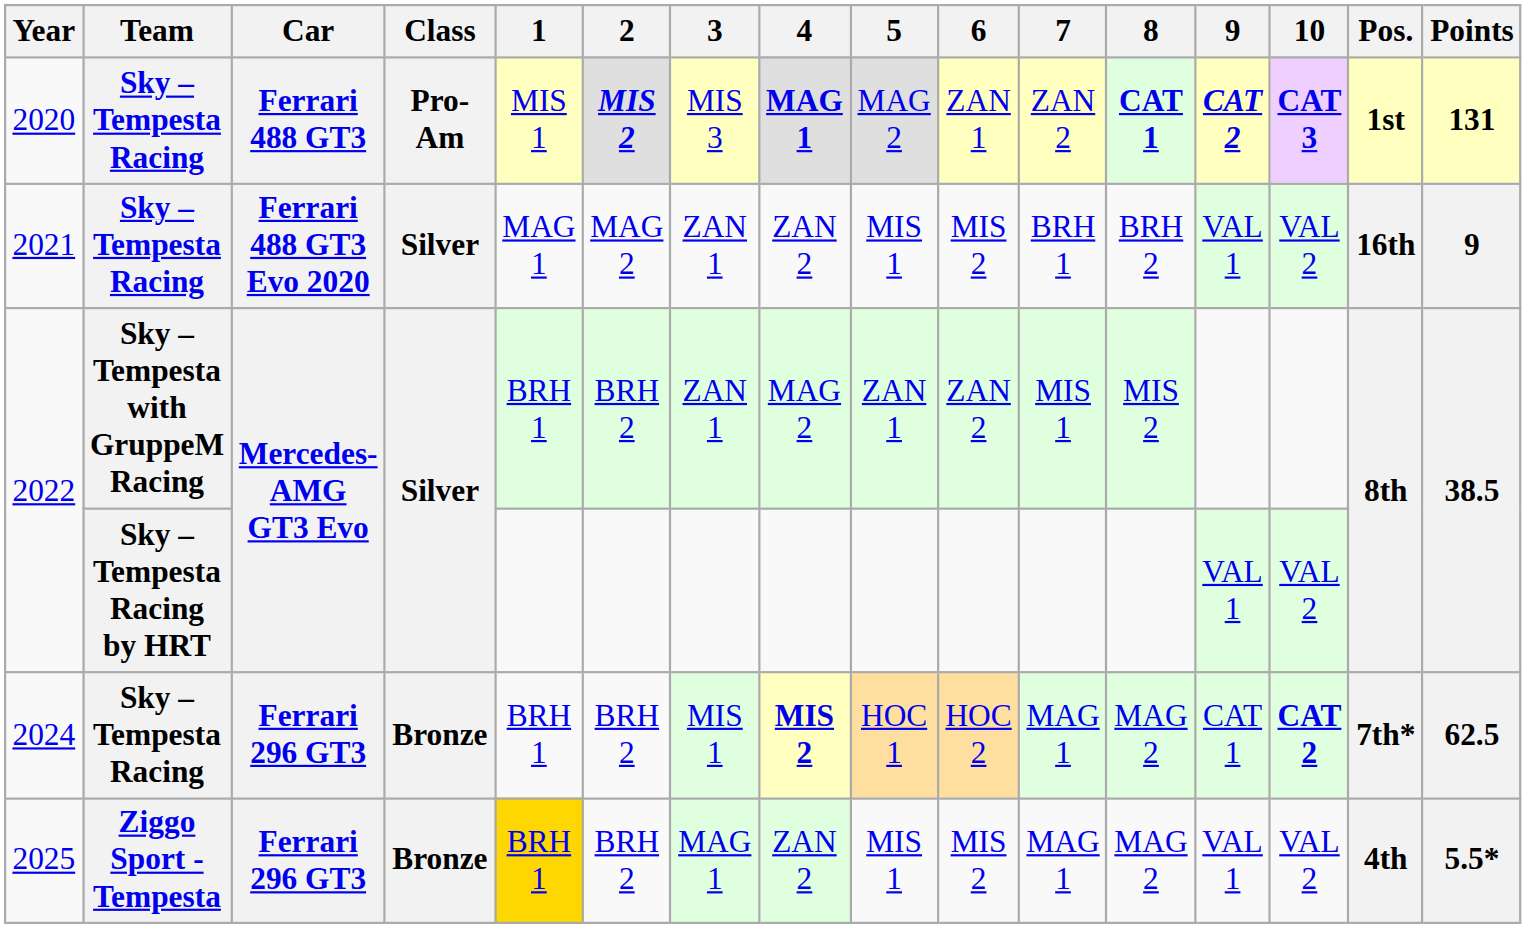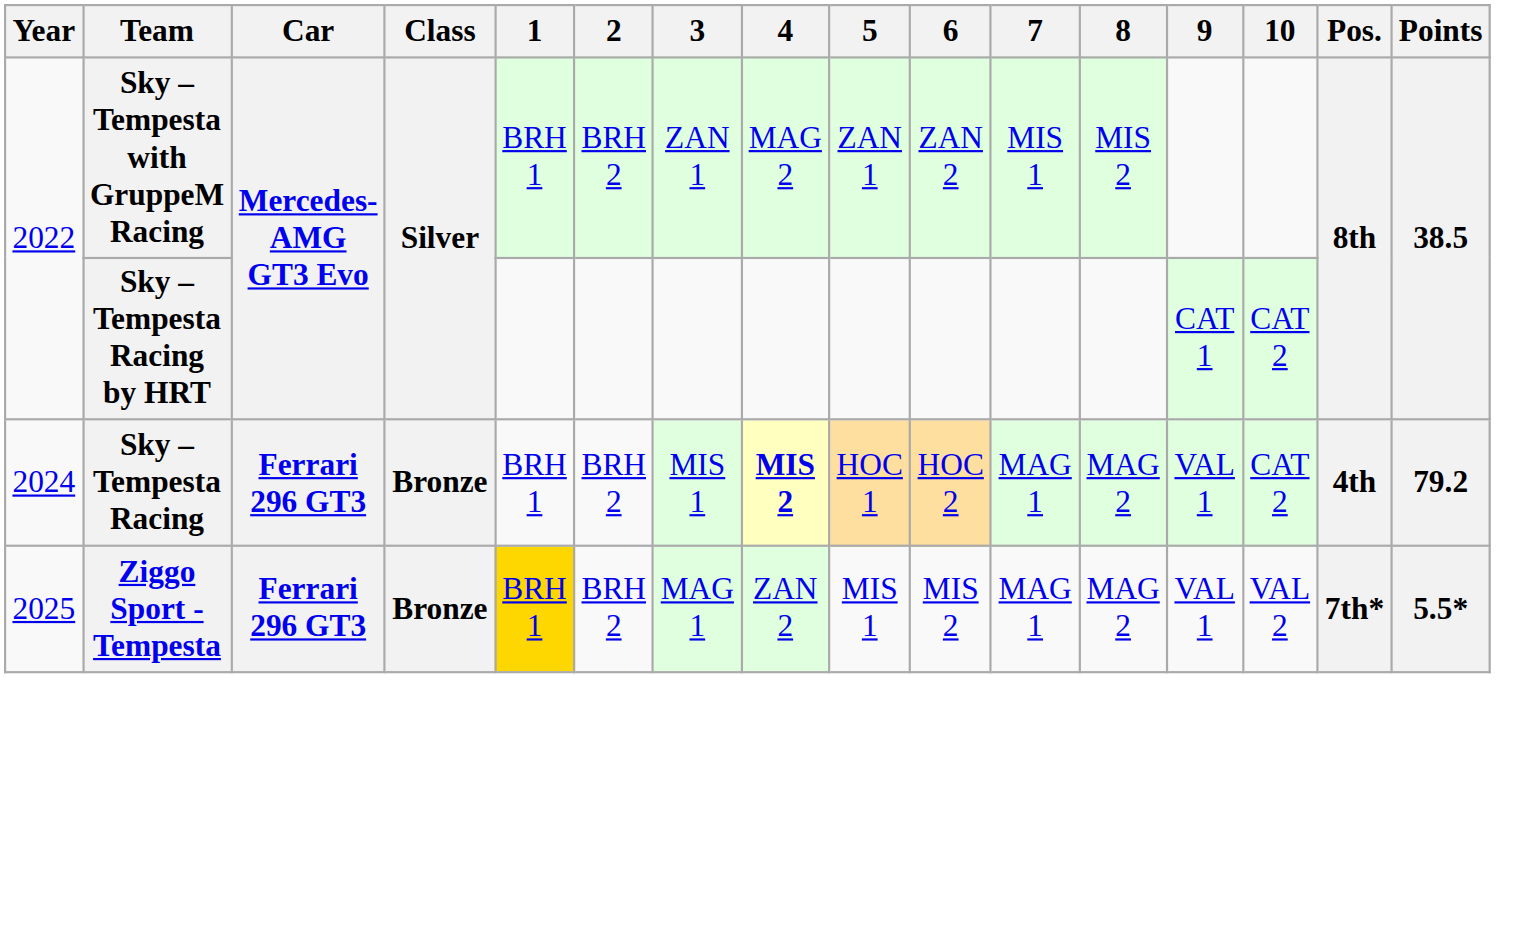- row: (44, 119)
- row: (44, 245)
(1233, 589) VAL 1 -> (1205, 338) CAT 1
(1309, 589) VAL 2 -> (1280, 338) CAT 2
(1233, 734) CAT 1 -> (1205, 482) VAL 1
(1309, 734) bold -> (1280, 482) normal
(1386, 734) 7th* -> (1354, 482) 4th
(1472, 734) 62.5 -> (1441, 482) 79.2
(1386, 860) 4th -> (1354, 608) 7th*
